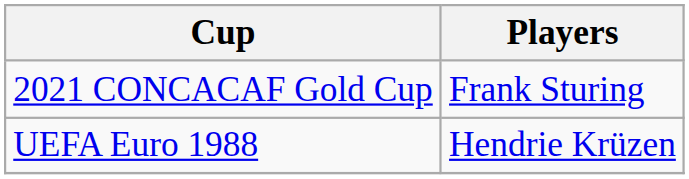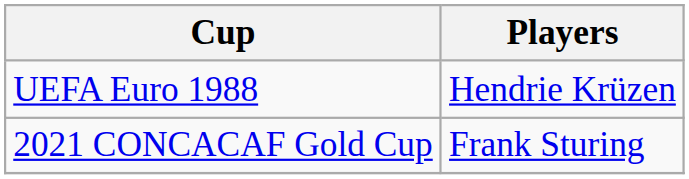rows swapped: (136, 144) <-> (223, 88)
